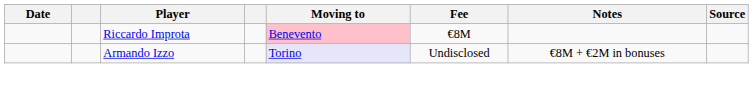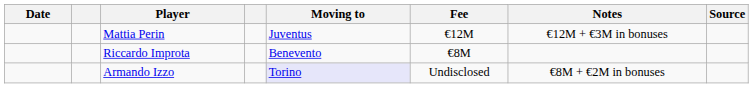+ row: (134, 33)
(295, 33) pink background -> (295, 53) no background
